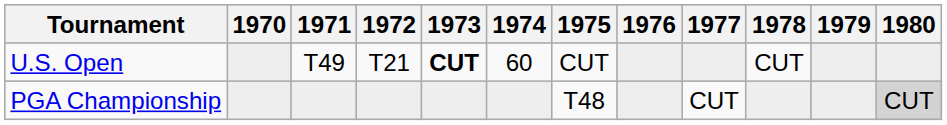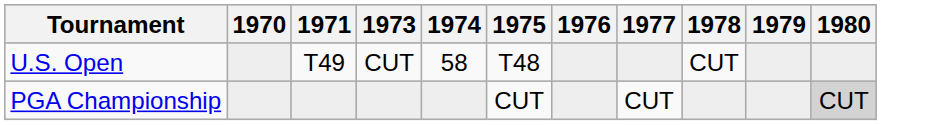- column: (389, 24)
(454, 62) bold -> (389, 62) normal
(519, 62) 60 -> (454, 62) 58
(584, 62) CUT -> (519, 62) T48
(584, 101) T48 -> (519, 101) CUT
